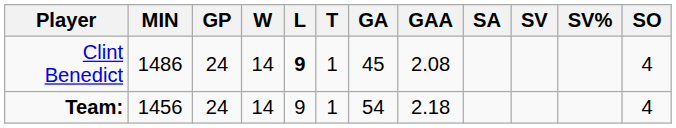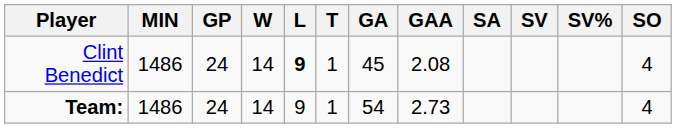(160, 107) 1456 -> (160, 107) 1486
(431, 107) 2.18 -> (431, 107) 2.73
